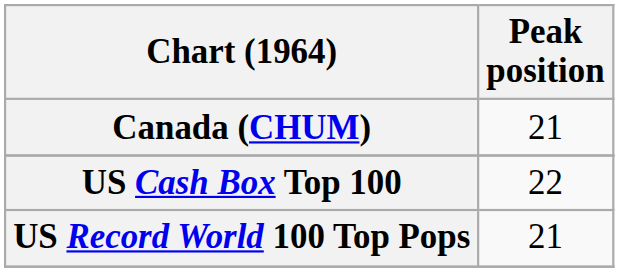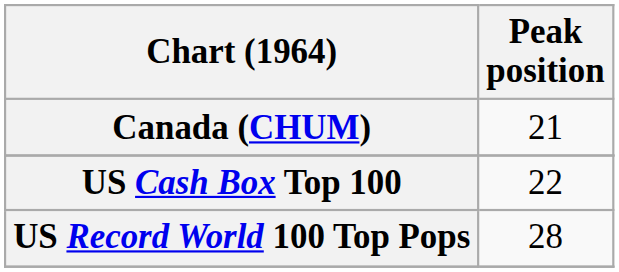(545, 237) 21 -> (545, 237) 28
